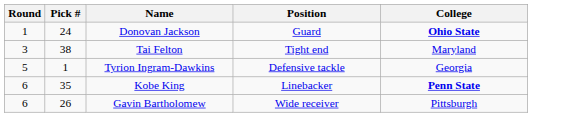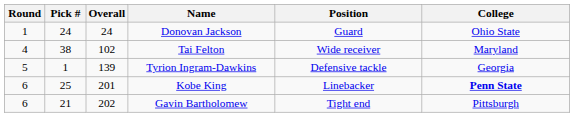+ column: (107, 13)
(454, 31) bold -> (496, 31) normal
(25, 49) 3 -> (25, 49) 4
(307, 49) Tight end -> (349, 49) Wide receiver
(65, 85) 35 -> (65, 85) 25
(65, 103) 26 -> (65, 103) 21
(307, 103) Wide receiver -> (349, 103) Tight end
